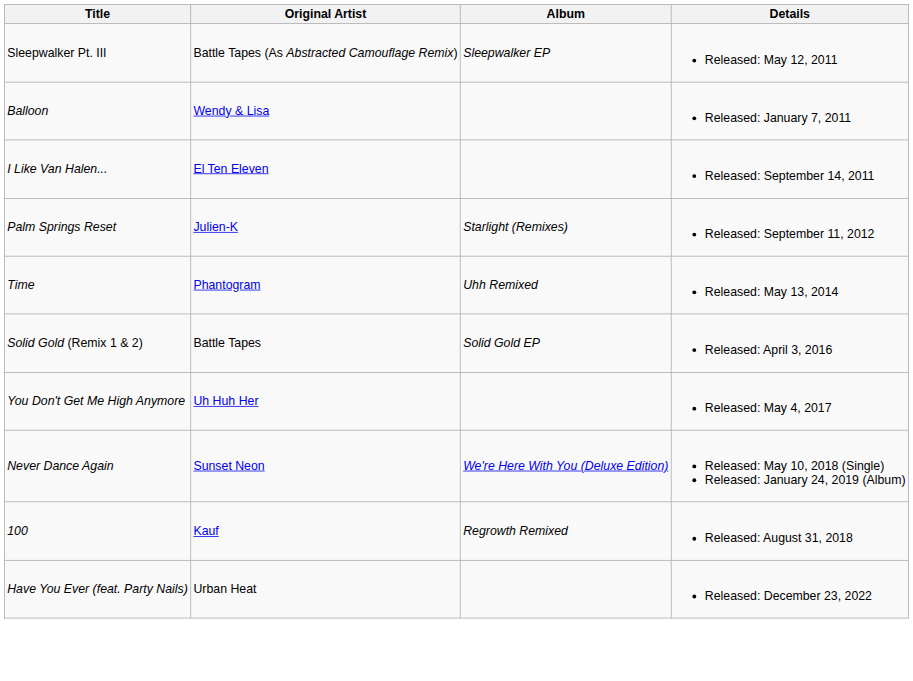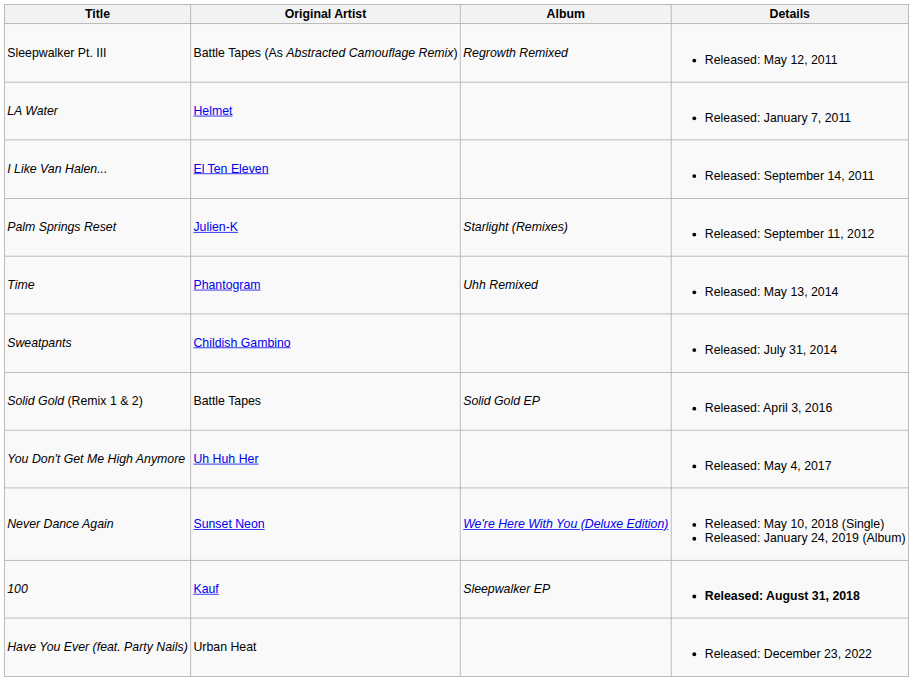(507, 53) Sleepwalker EP -> (516, 53) Regrowth Remixed
+ row: (33, 111)
- row: (28, 111)
+ row: (39, 343)
(516, 531) Regrowth Remixed -> (507, 589) Sleepwalker EP
(790, 538) normal -> (790, 596) bold
